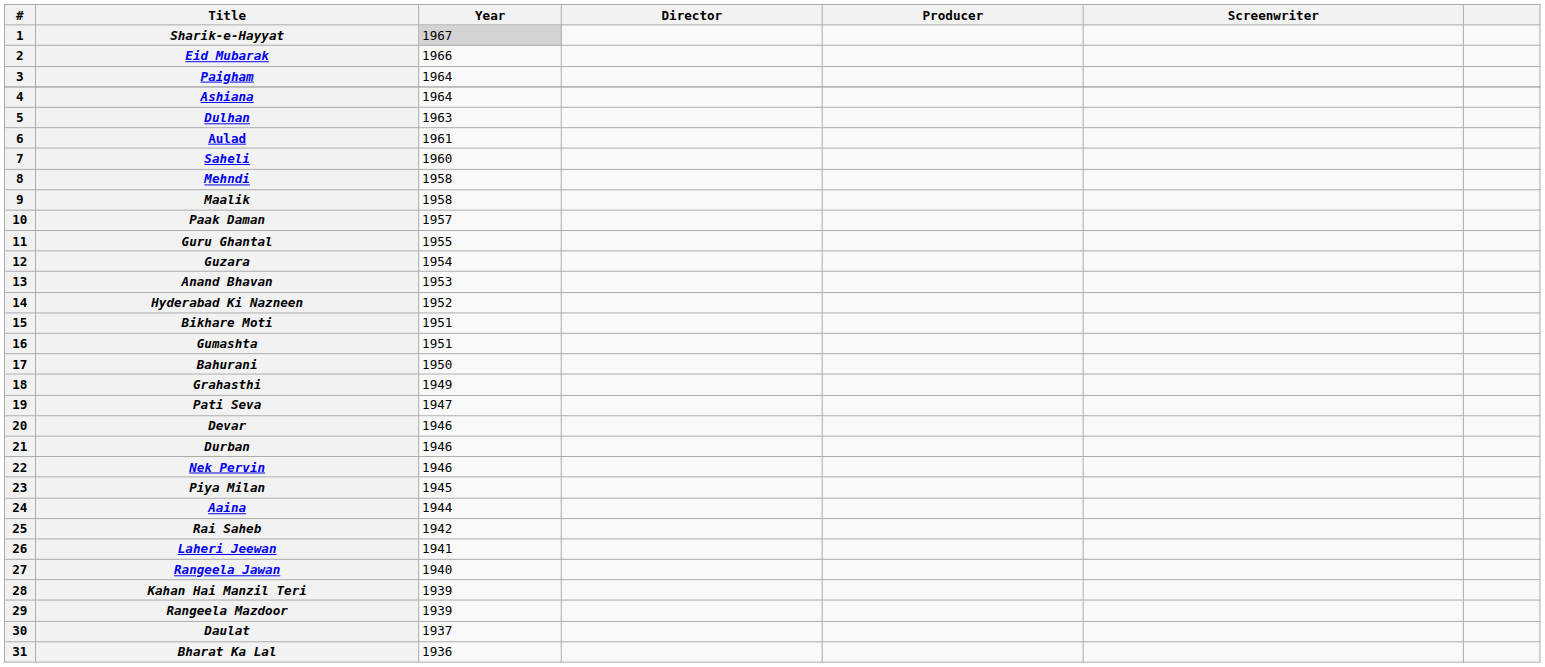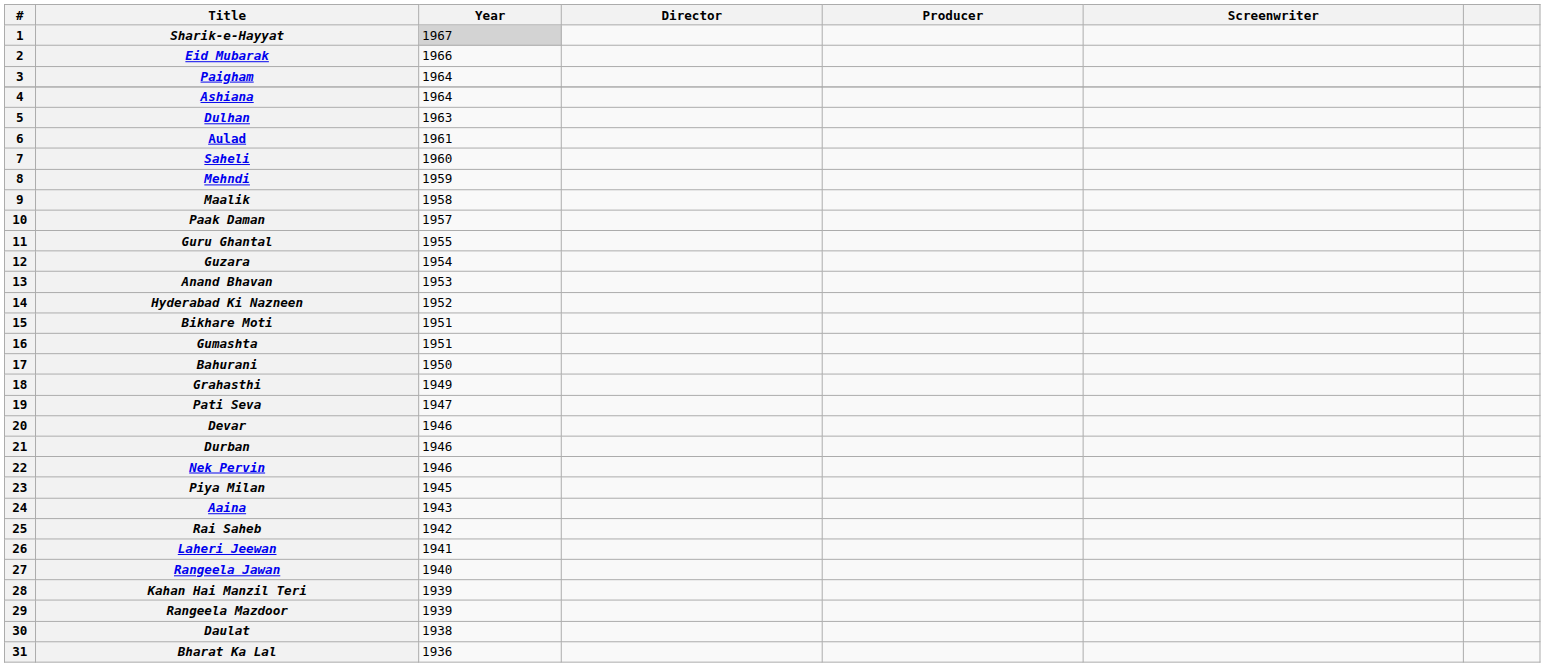(437, 179) 1958 -> (437, 179) 1959
(437, 508) 1944 -> (437, 508) 1943
(437, 631) 1937 -> (437, 631) 1938
